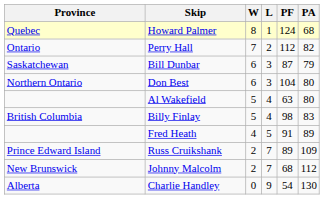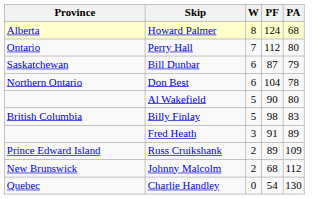- column: (269, 13)
(23, 30) Quebec -> (23, 30) Alberta
(309, 47) 82 -> (293, 47) 80
(309, 82) 80 -> (293, 82) 78
(287, 99) 63 -> (272, 99) 90
(254, 133) 4 -> (254, 133) 3
(23, 185) Alberta -> (23, 185) Quebec
